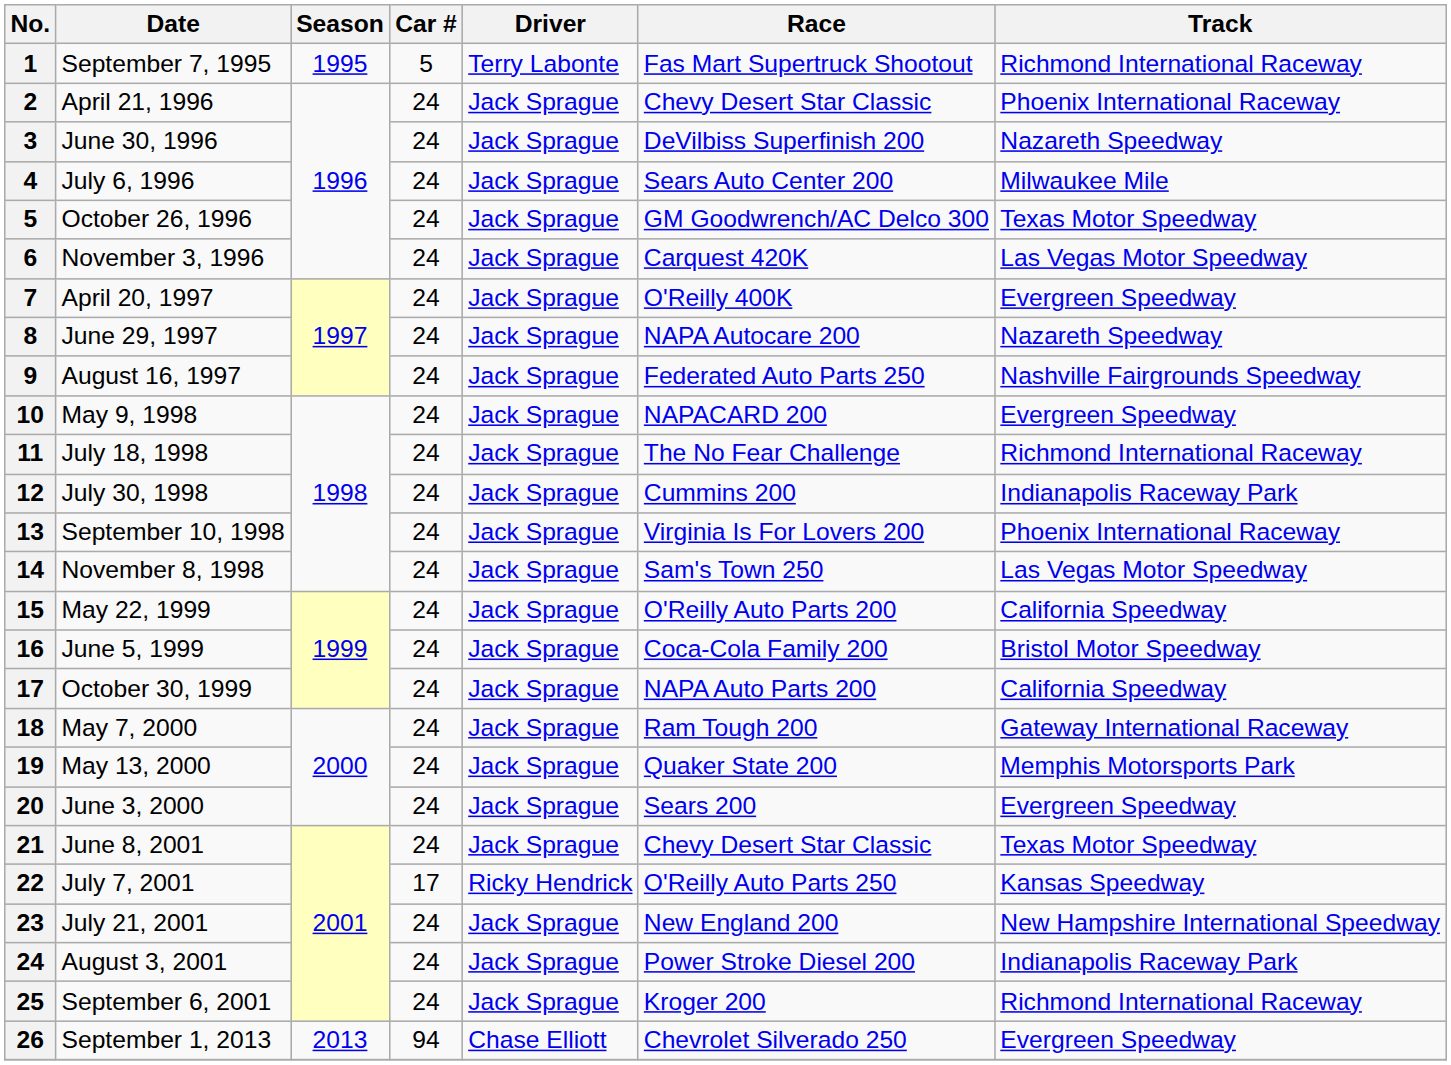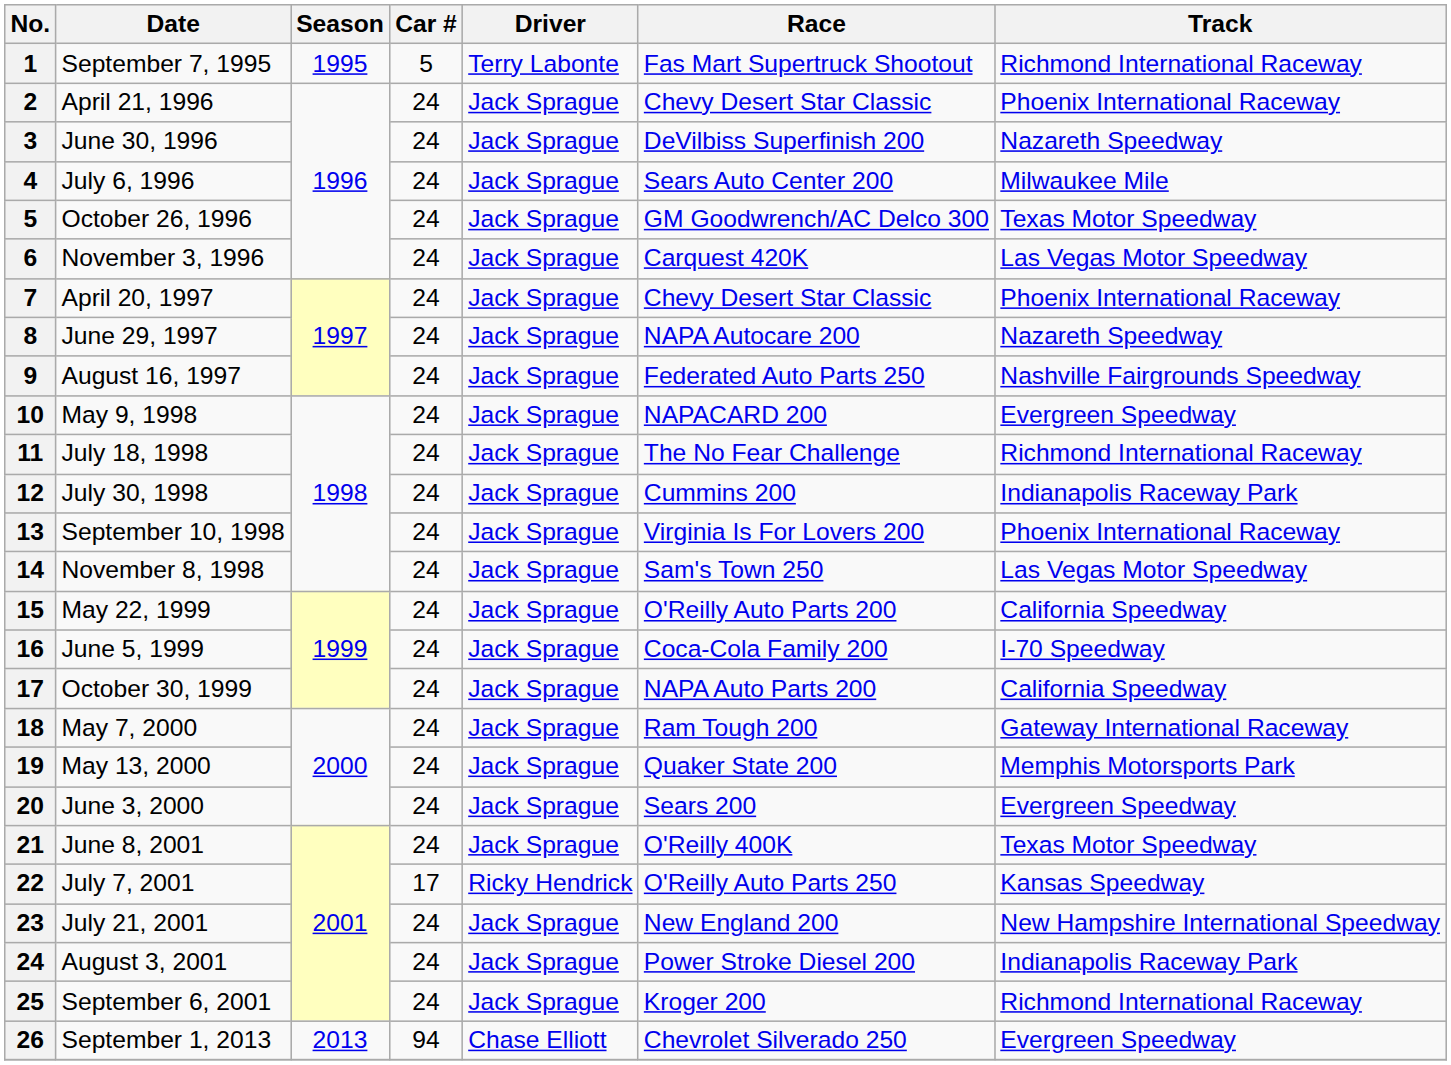(718, 297) O'Reilly 400K -> (788, 297) Chevy Desert Star Classic
(1118, 297) Evergreen Speedway -> (1170, 297) Phoenix International Raceway
(1130, 649) Bristol Motor Speedway -> (1083, 649) I-70 Speedway
(788, 844) Chevy Desert Star Classic -> (718, 844) O'Reilly 400K
